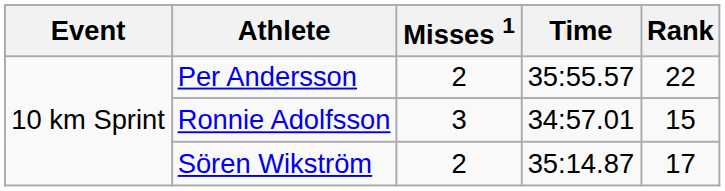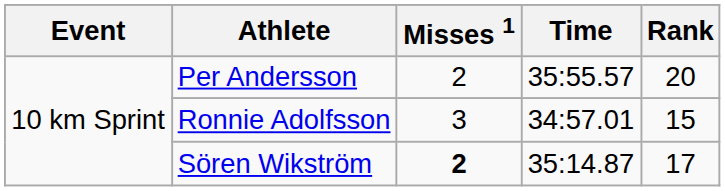(680, 77) 22 -> (680, 77) 20
(459, 164) normal -> (459, 164) bold
